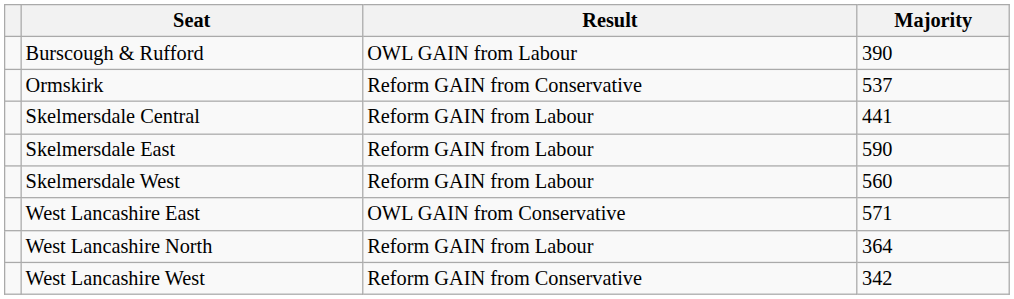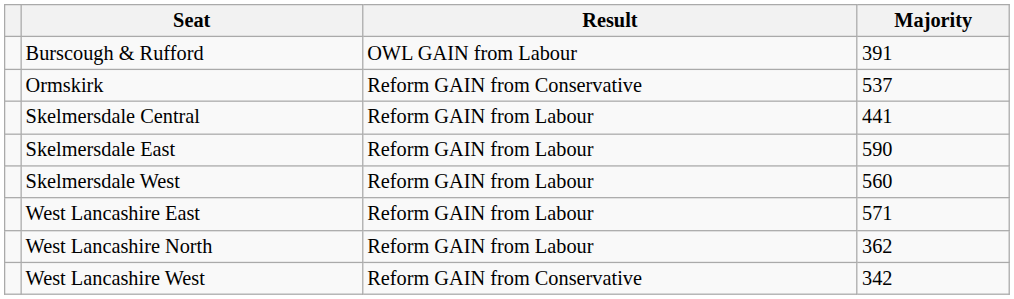(877, 52) 390 -> (877, 52) 391
(496, 213) OWL GAIN from Conservative -> (480, 213) Reform GAIN from Labour
(877, 246) 364 -> (877, 246) 362
